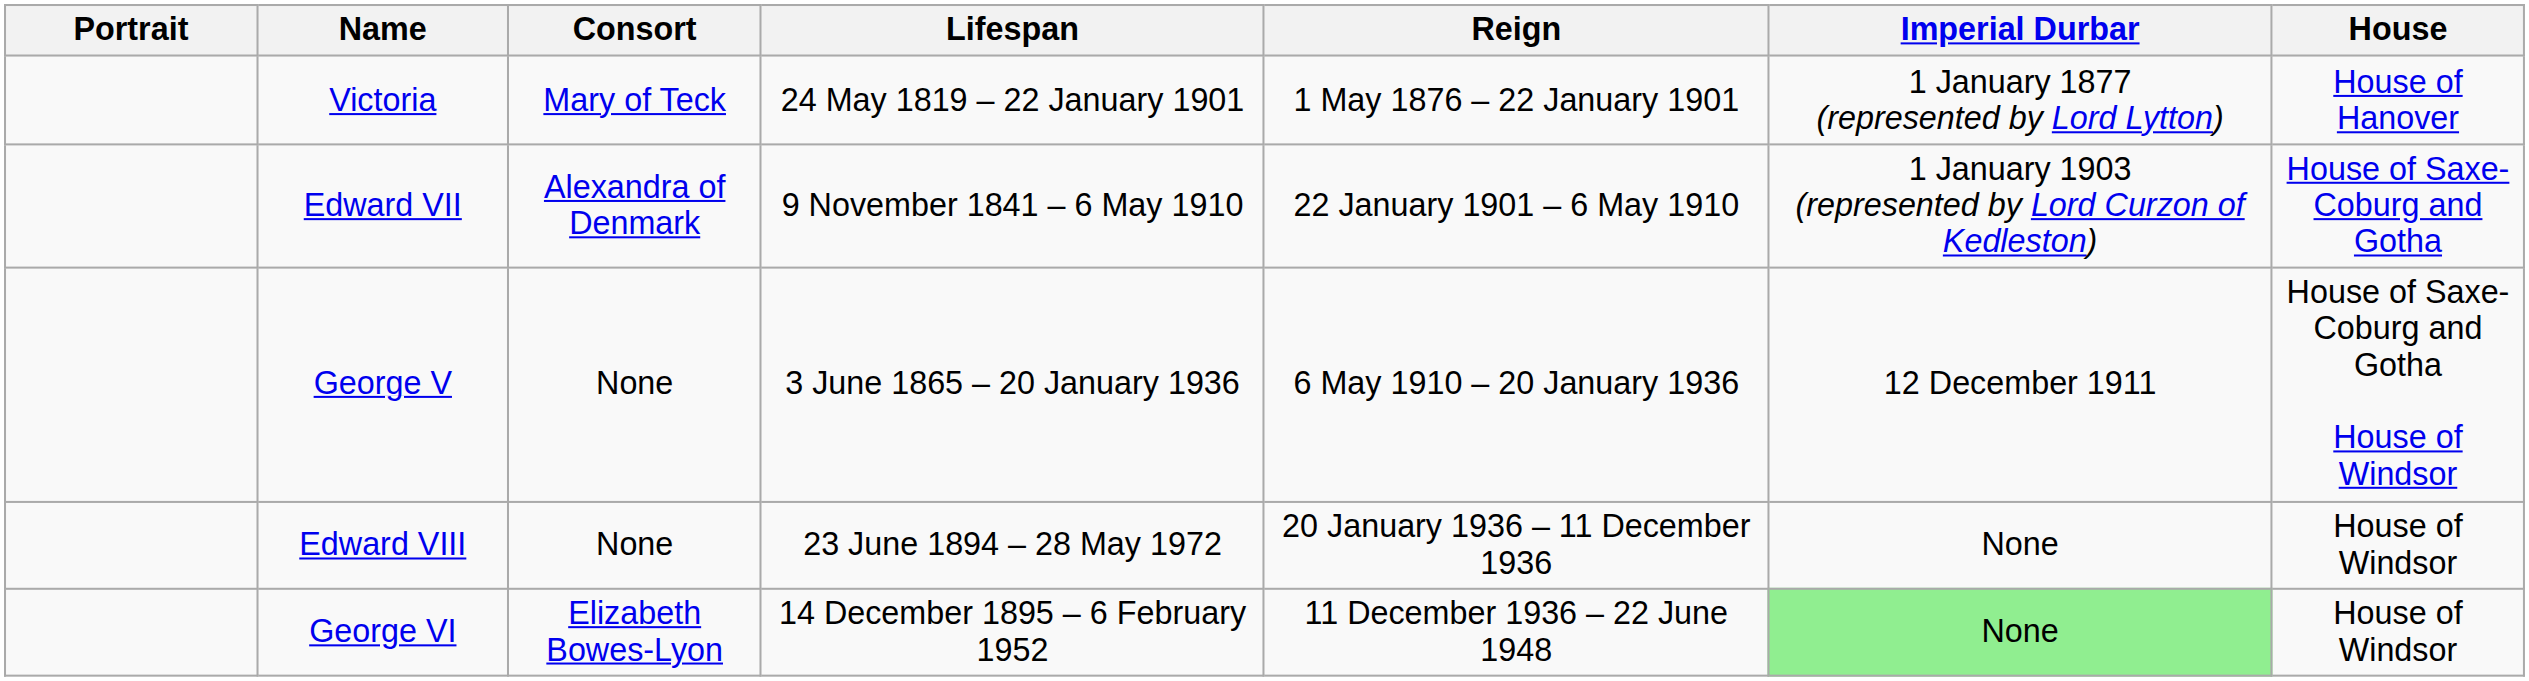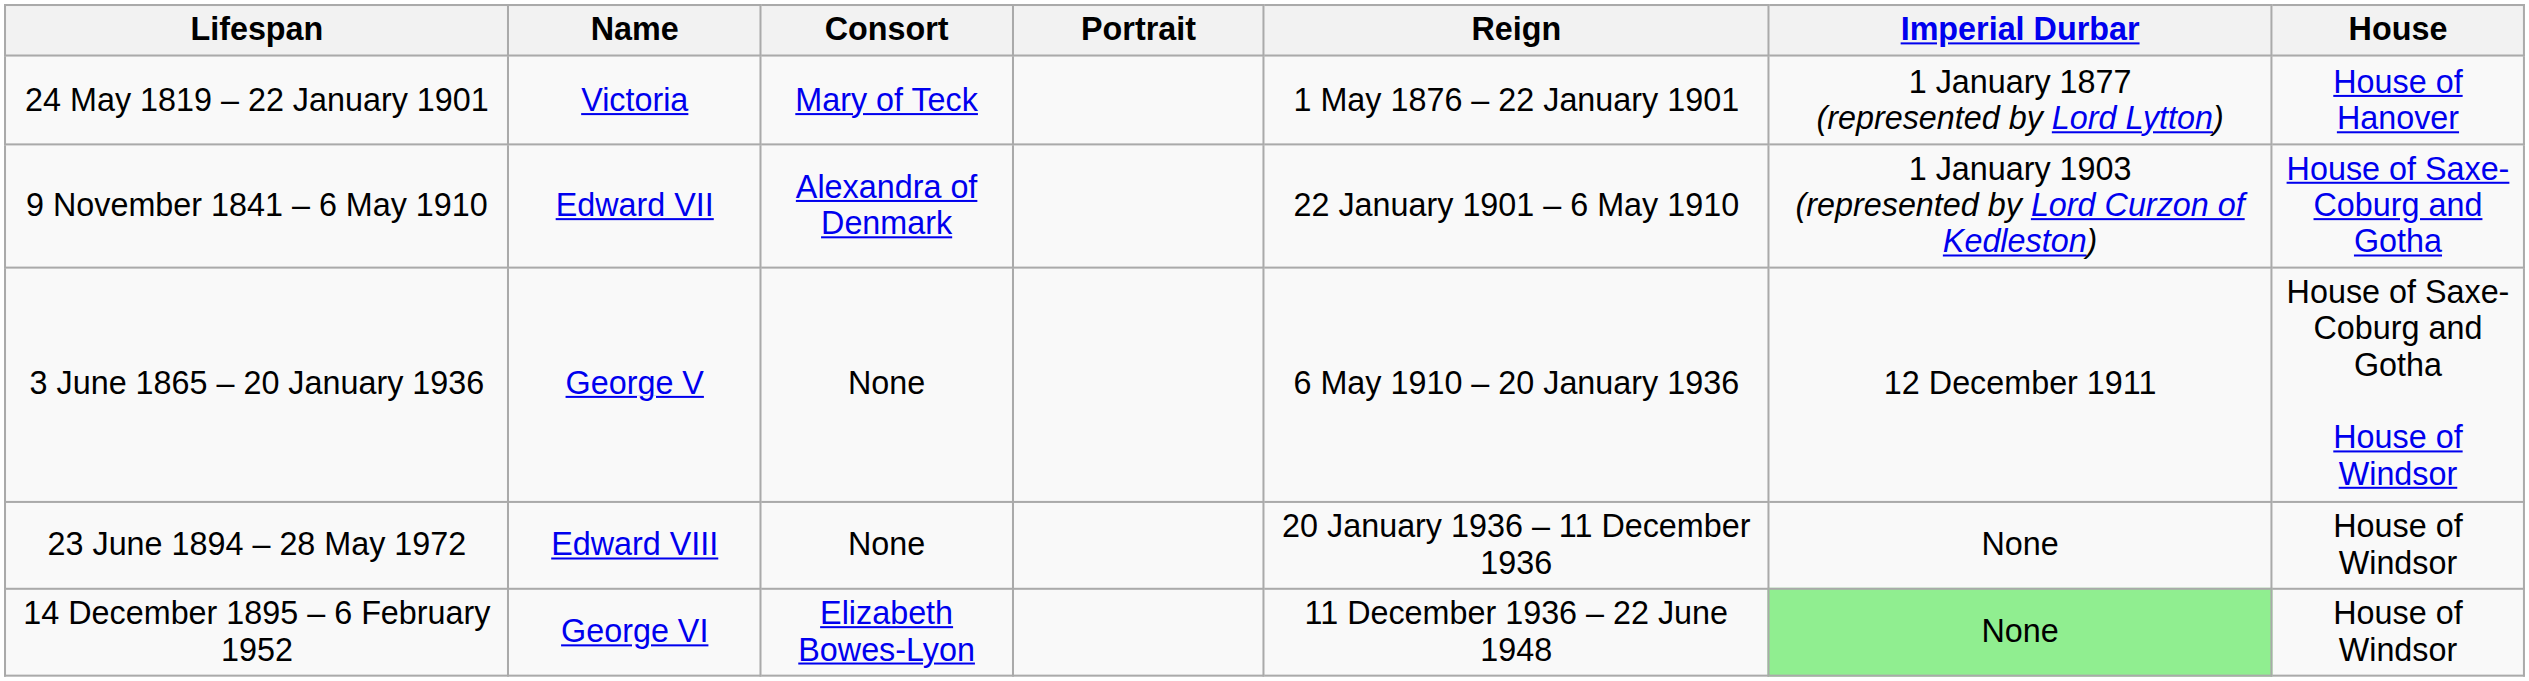columns swapped: (131, 30) <-> (1013, 30)
